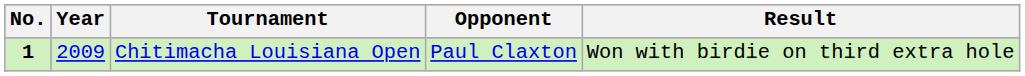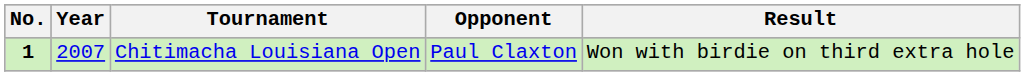(81, 55) 2009 -> (81, 55) 2007
